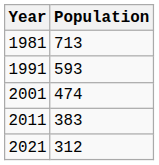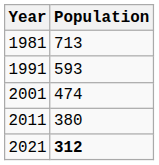(68, 121) 383 -> (68, 121) 380
(68, 147) normal -> (68, 147) bold
